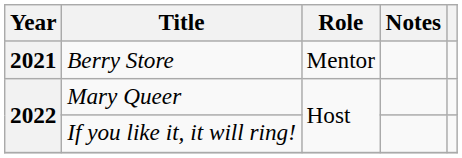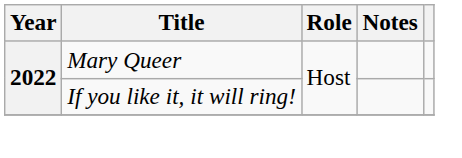- row: (121, 59)
